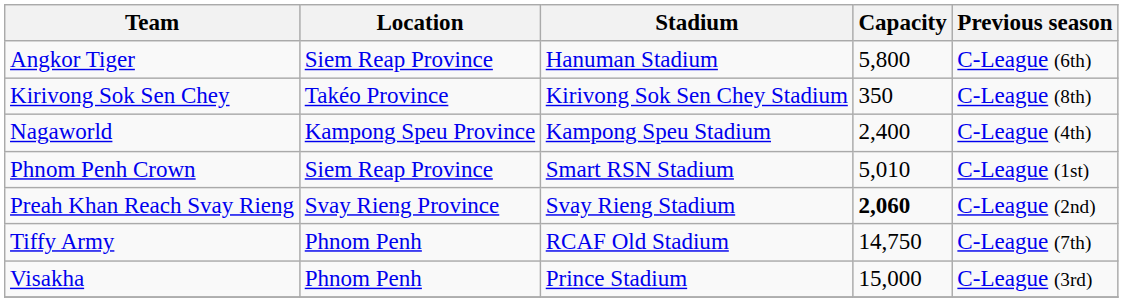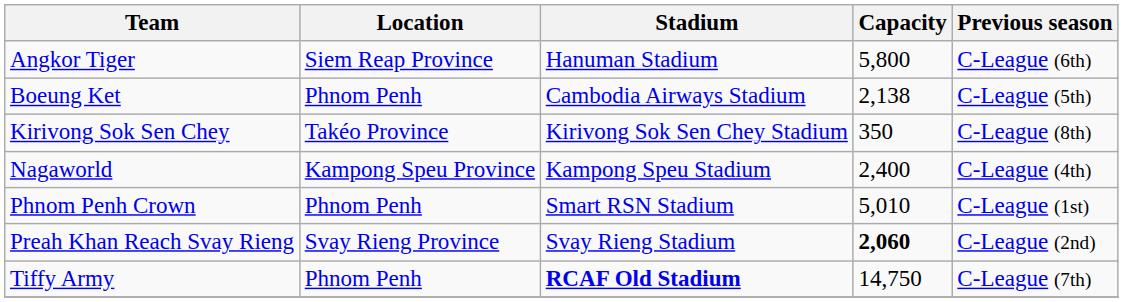+ row: (65, 95)
(399, 168) Siem Reap Province -> (363, 205) Phnom Penh
(637, 242) normal -> (643, 278) bold
- row: (47, 278)
